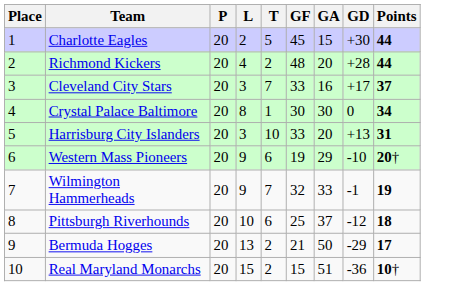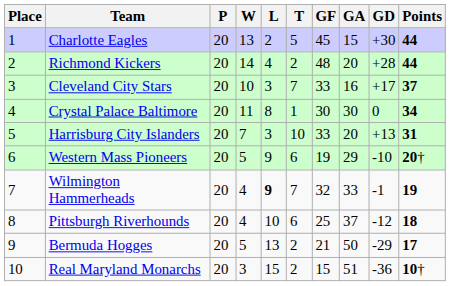+ column: (248, 16)
(243, 189) normal -> (268, 189) bold
